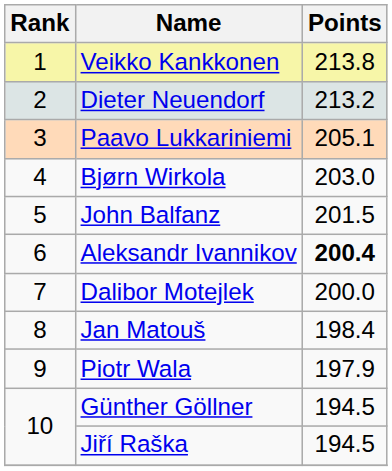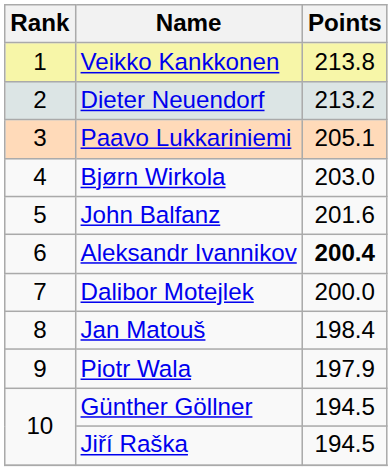(345, 215) 201.5 -> (345, 215) 201.6
